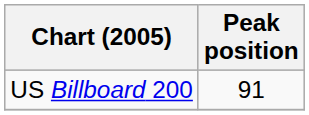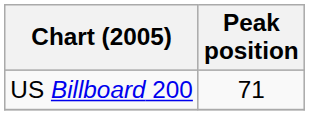(251, 89) 91 -> (251, 89) 71
